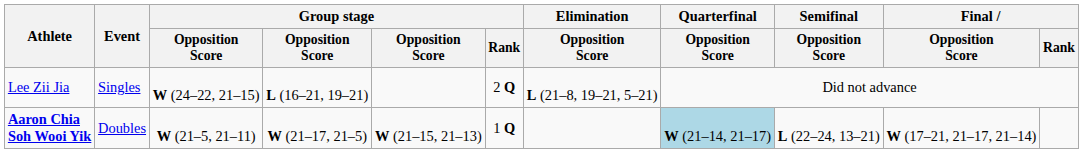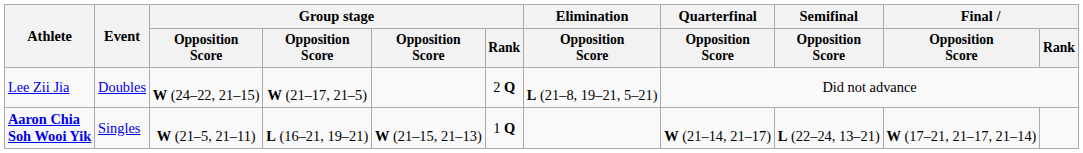(119, 87) Singles -> (122, 87) Doubles
(317, 95) L (16–21, 19–21) -> (317, 95) W (21–17, 21–5)
(122, 128) Doubles -> (119, 128) Singles
(317, 136) W (21–17, 21–5) -> (317, 136) L (16–21, 19–21)
(718, 136) lightblue background -> (718, 136) no background
